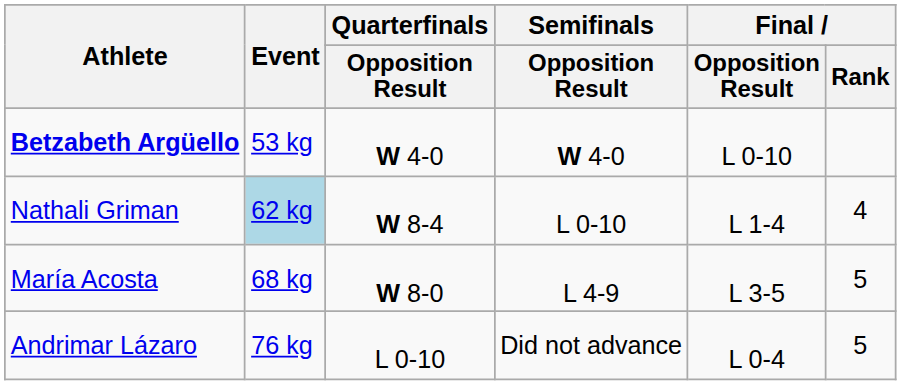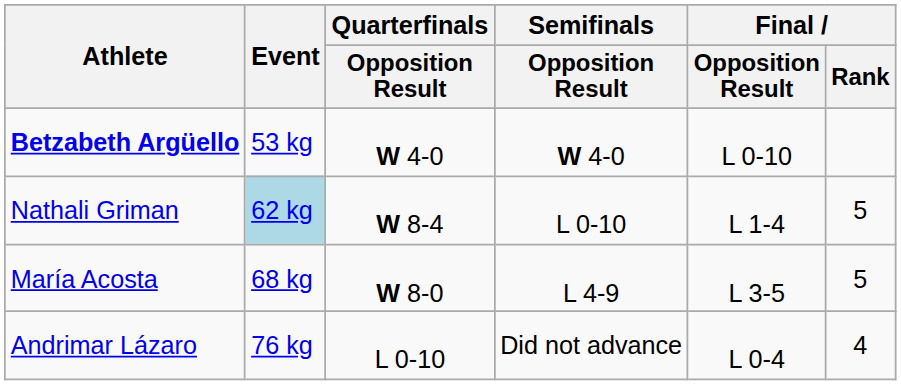(860, 211) 4 -> (860, 211) 5
(860, 346) 5 -> (860, 346) 4
